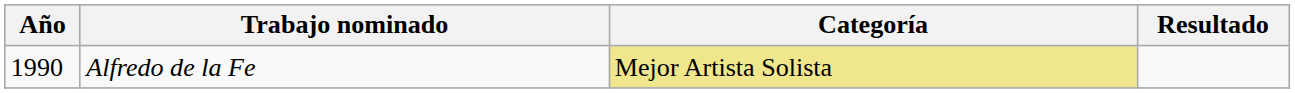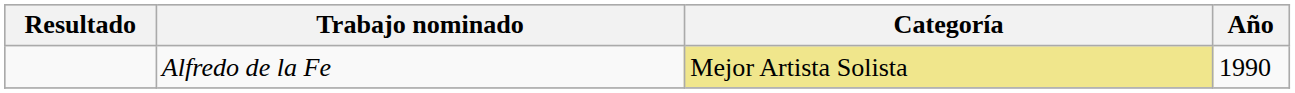columns swapped: (43, 25) <-> (1213, 25)
